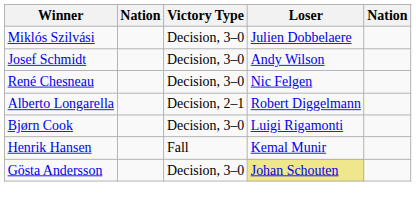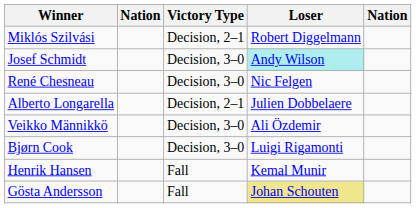(206, 37) Decision, 3–0 -> (206, 37) Decision, 2–1
(301, 37) Julien Dobbelaere -> (306, 37) Robert Diggelmann
(288, 59) no background -> (288, 59) paleturquoise background
(306, 103) Robert Diggelmann -> (301, 103) Julien Dobbelaere
+ row: (58, 125)
(206, 170) Decision, 3–0 -> (178, 192) Fall
